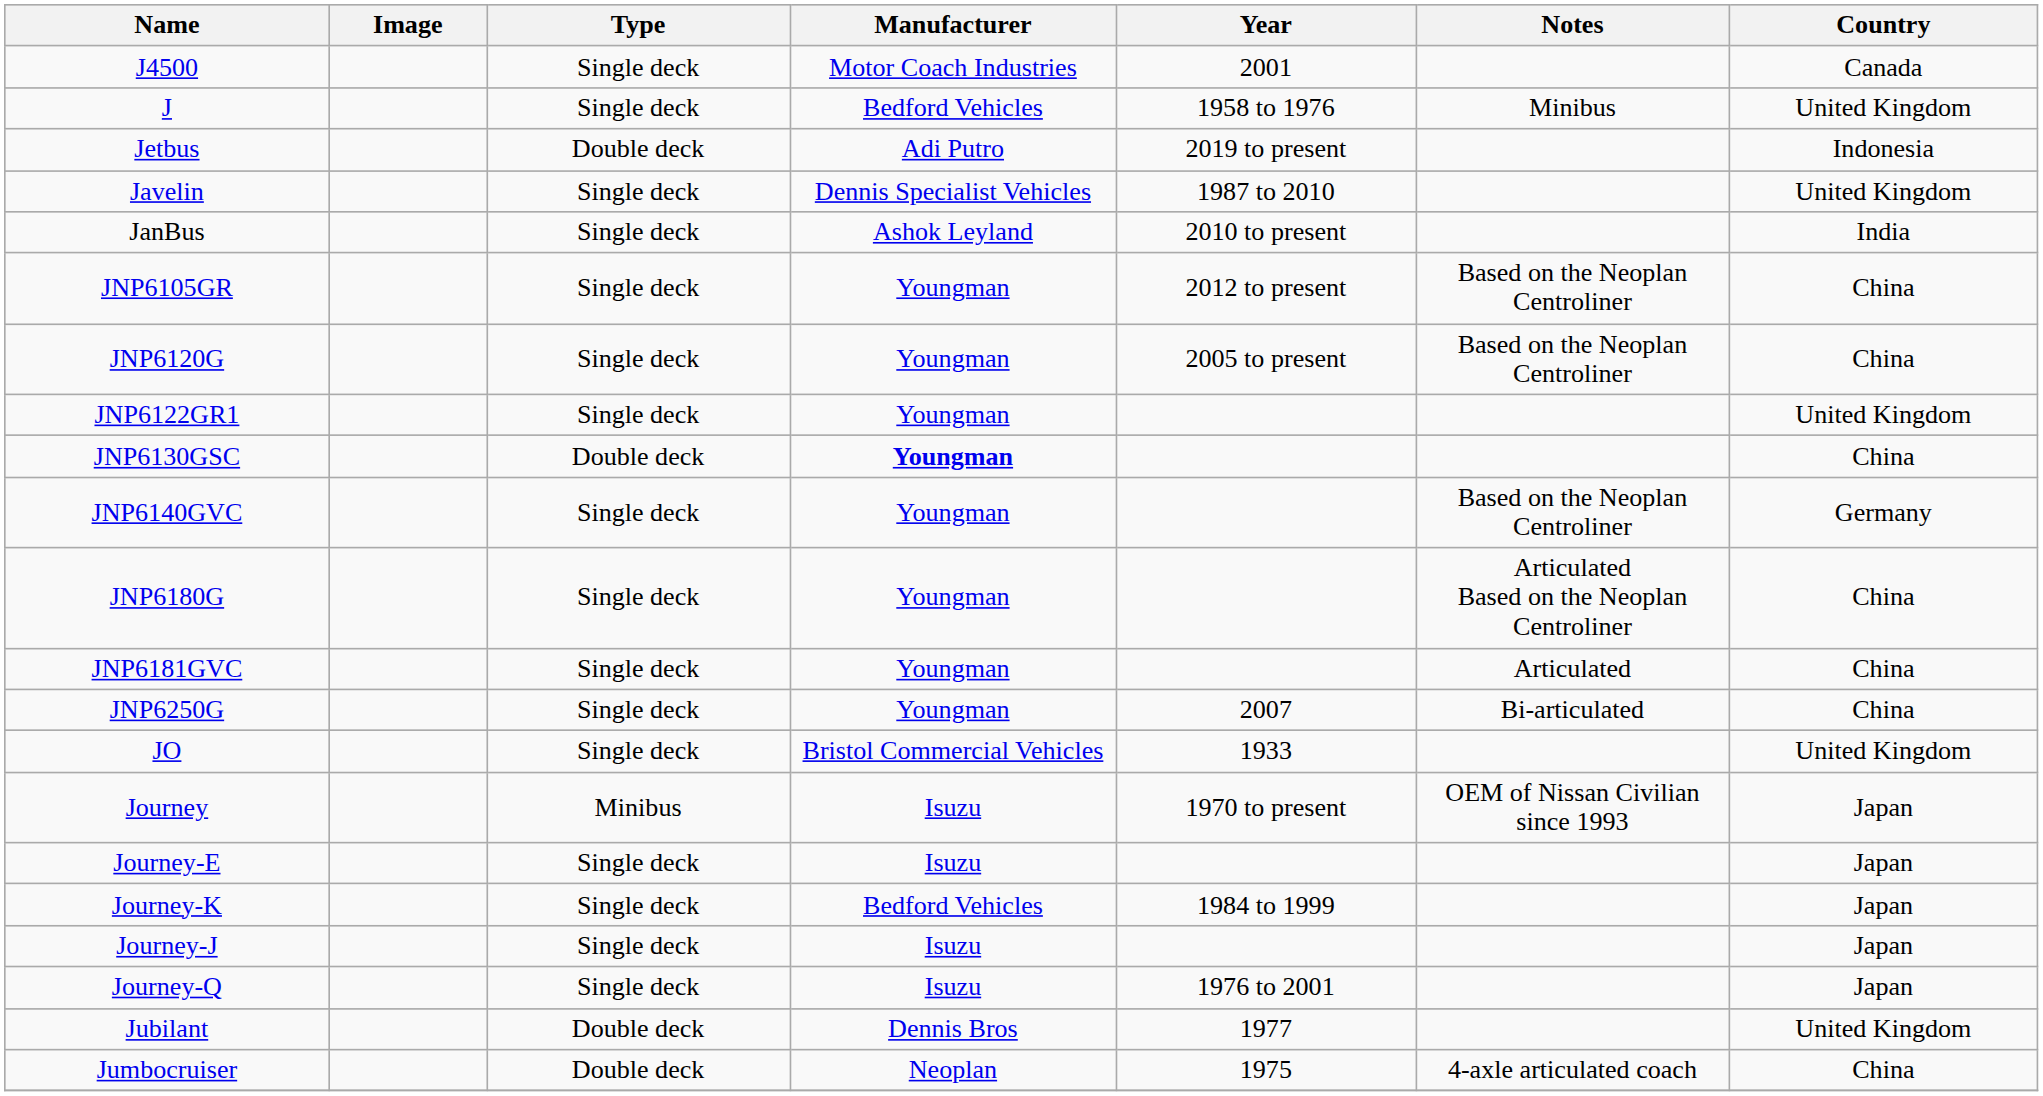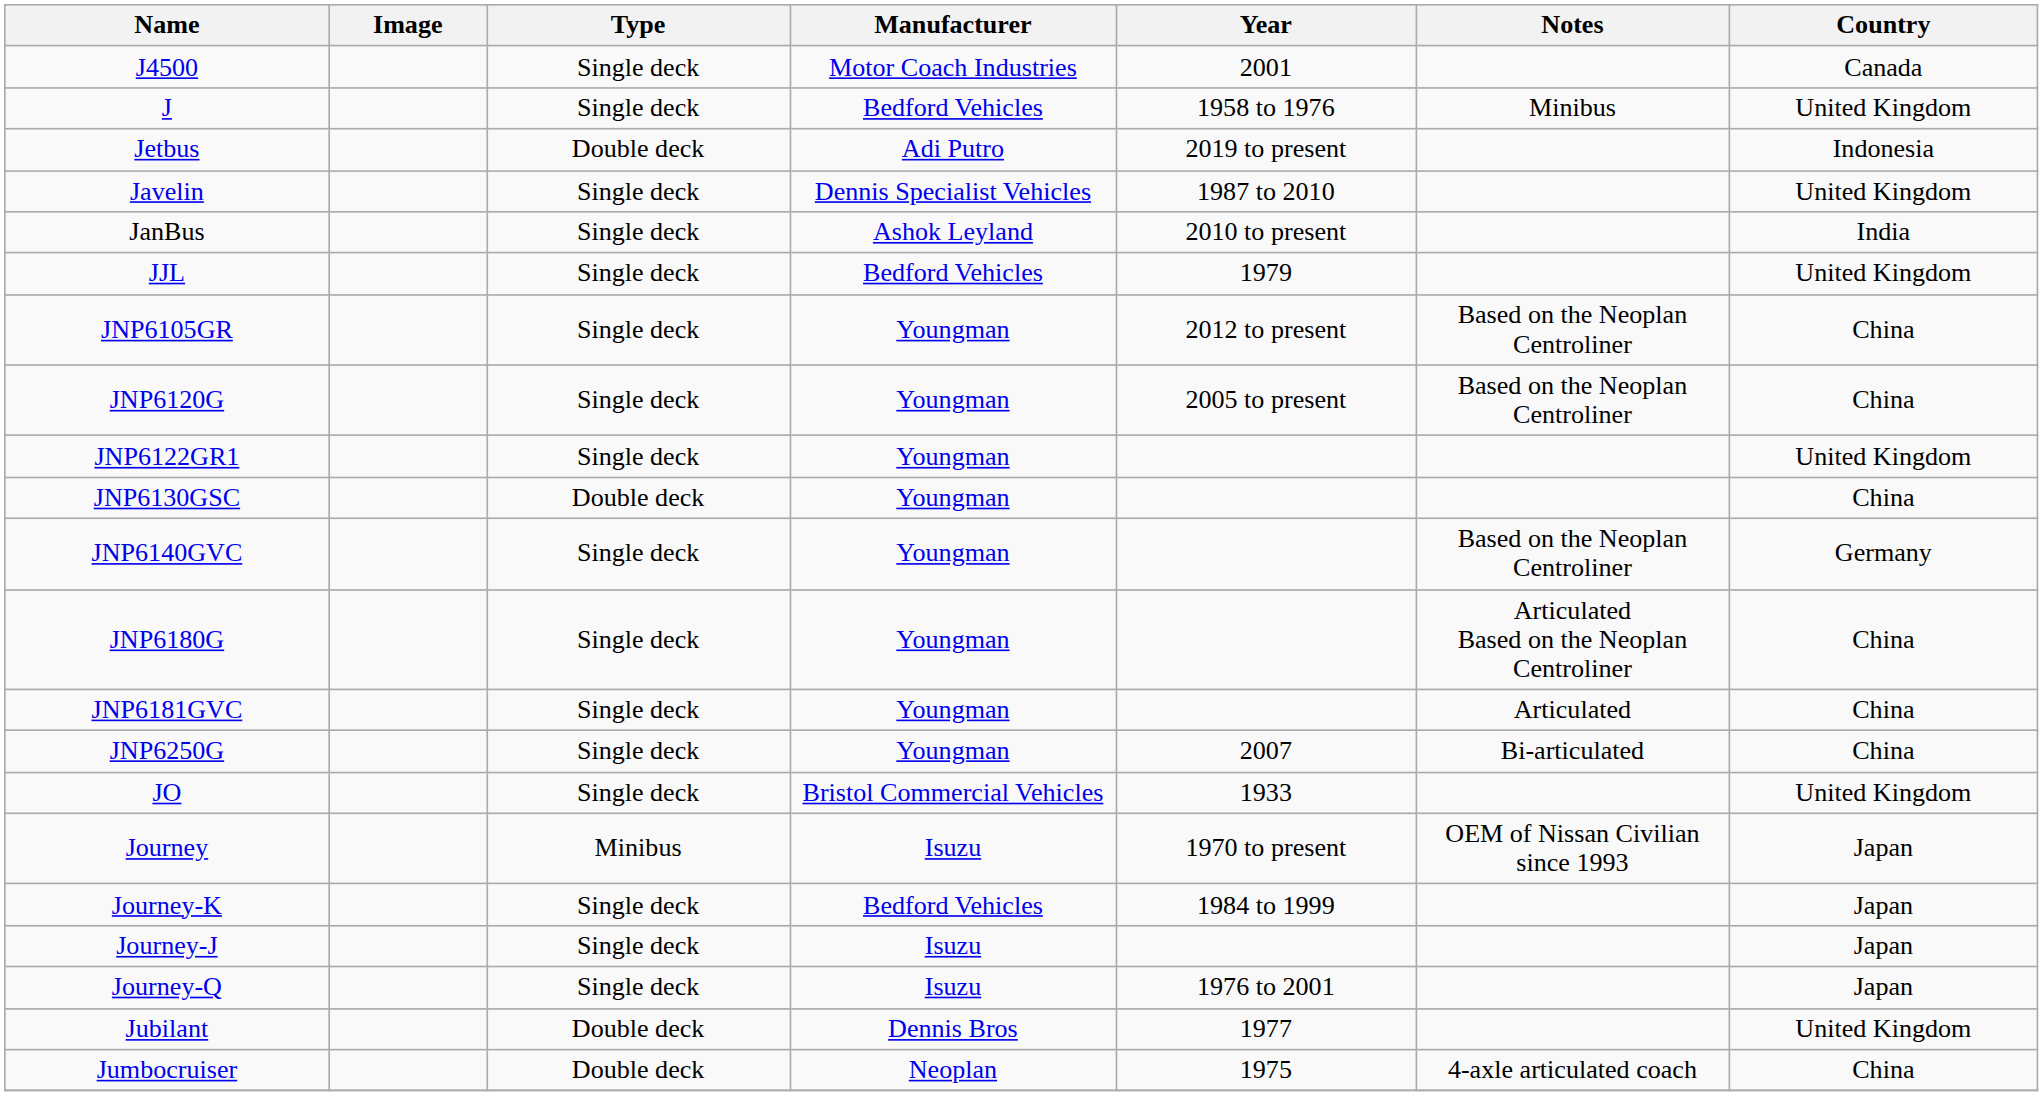+ row: (167, 273)
(953, 456) bold -> (953, 497) normal
- row: (167, 863)
